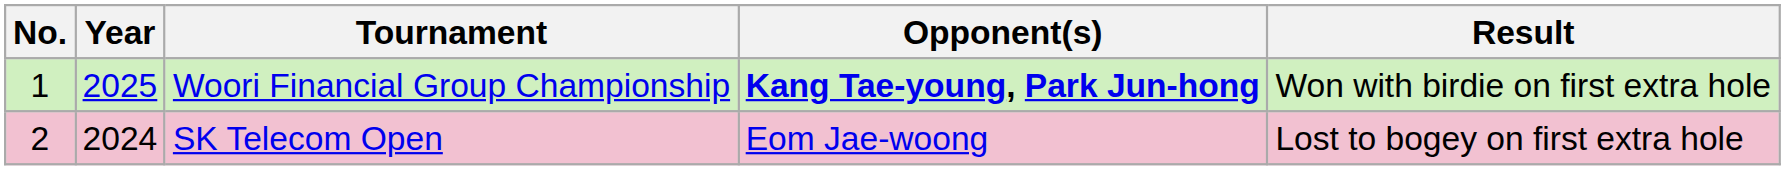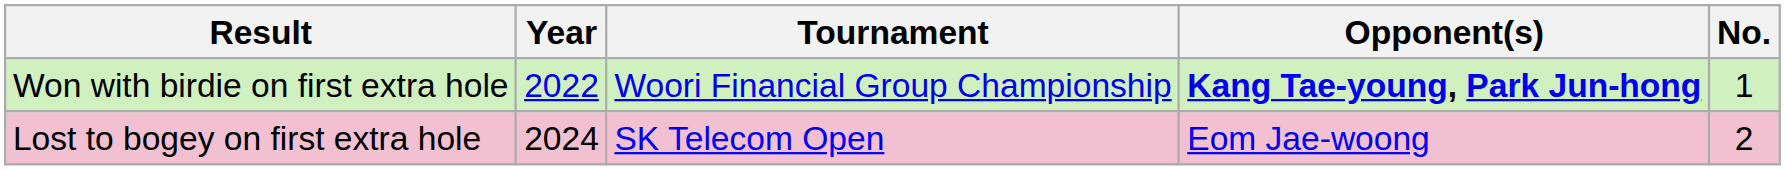columns swapped: (40, 32) <-> (1523, 32)
(120, 85) 2025 -> (561, 85) 2022
